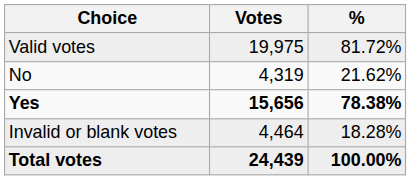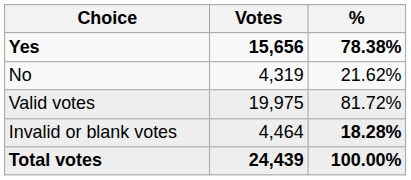rows swapped: (24, 103) <-> (52, 47)
(371, 132) normal -> (371, 132) bold
